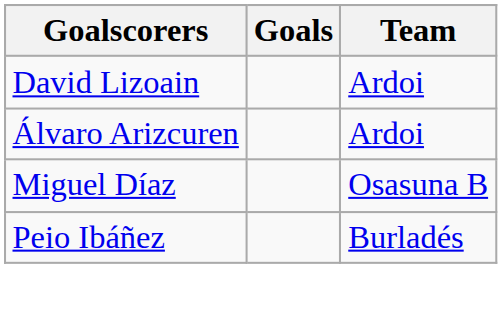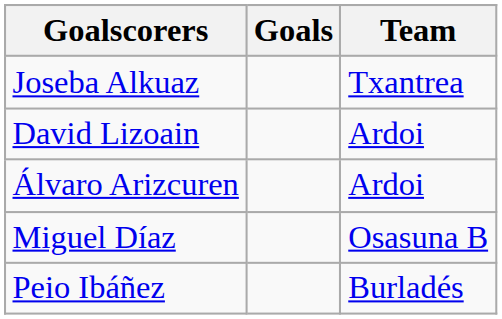+ row: (106, 81)
